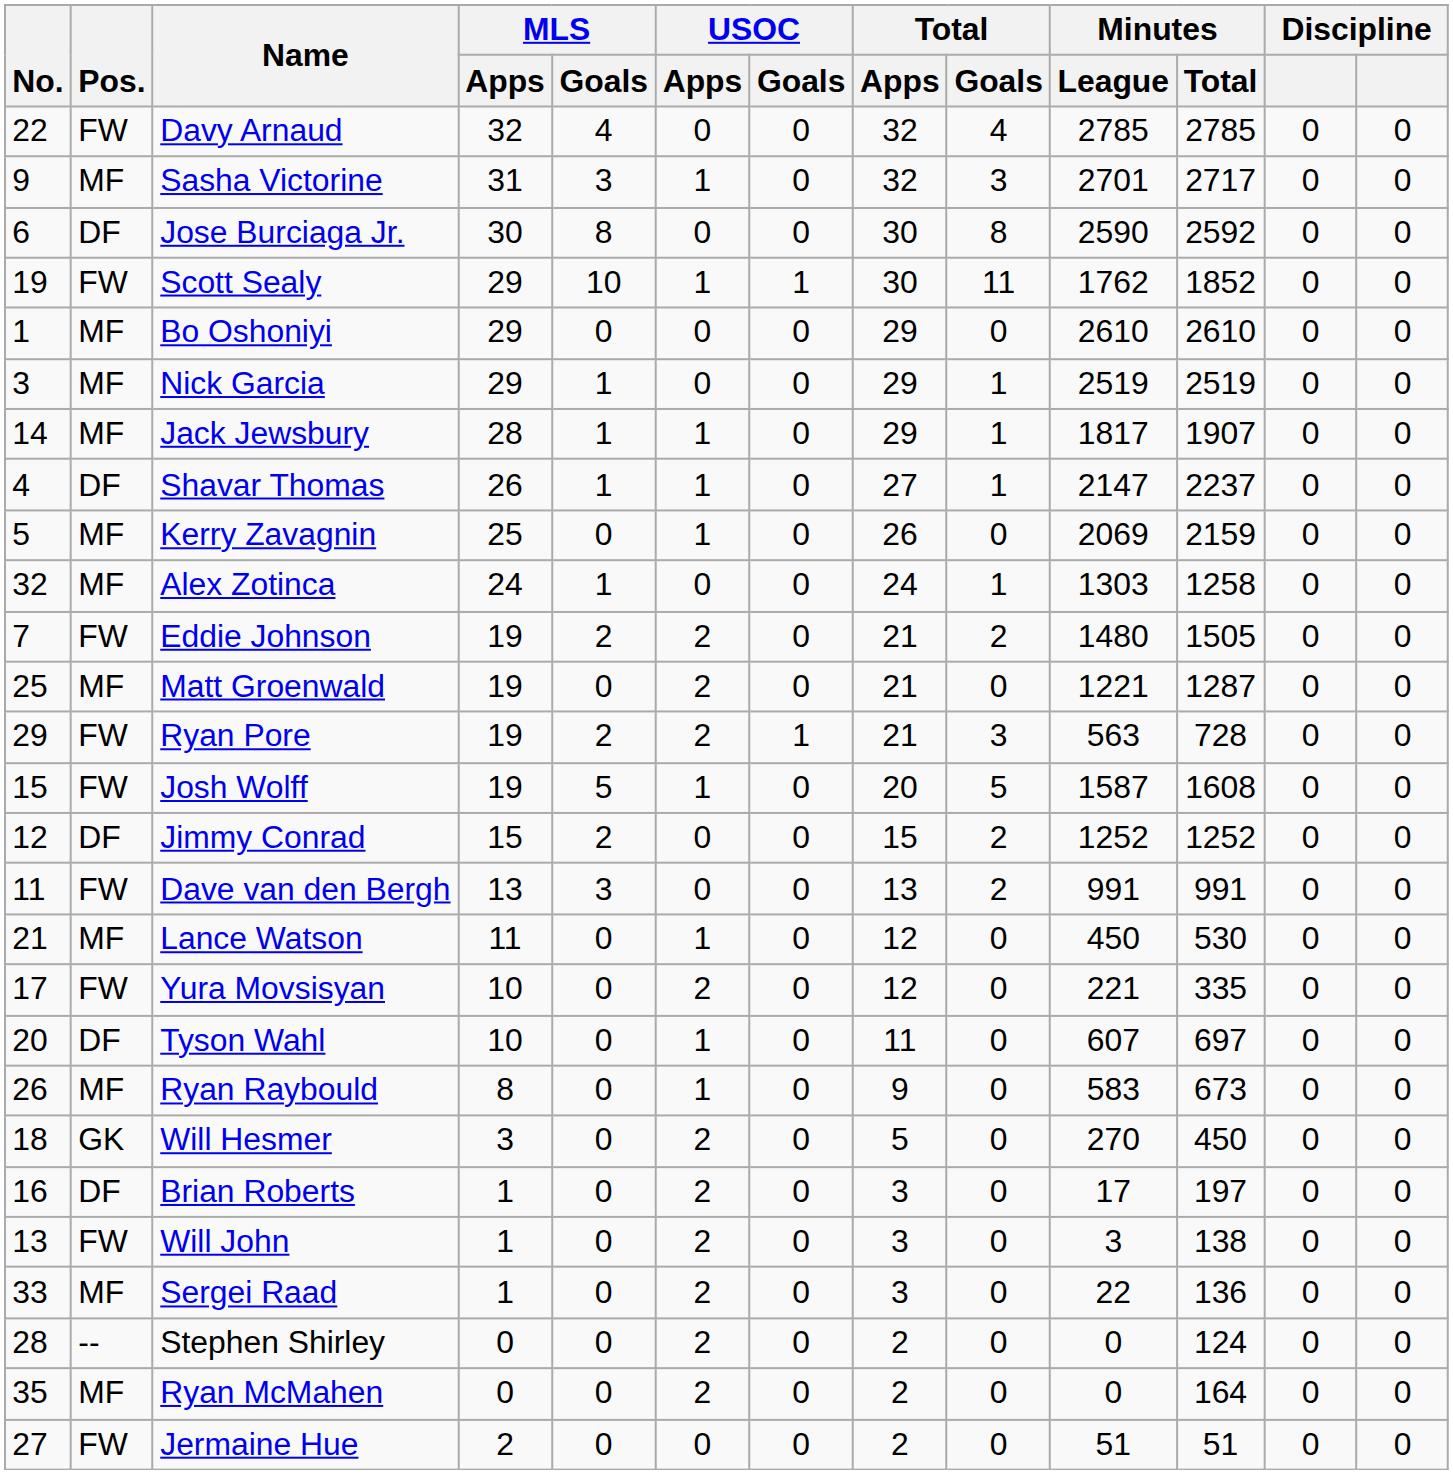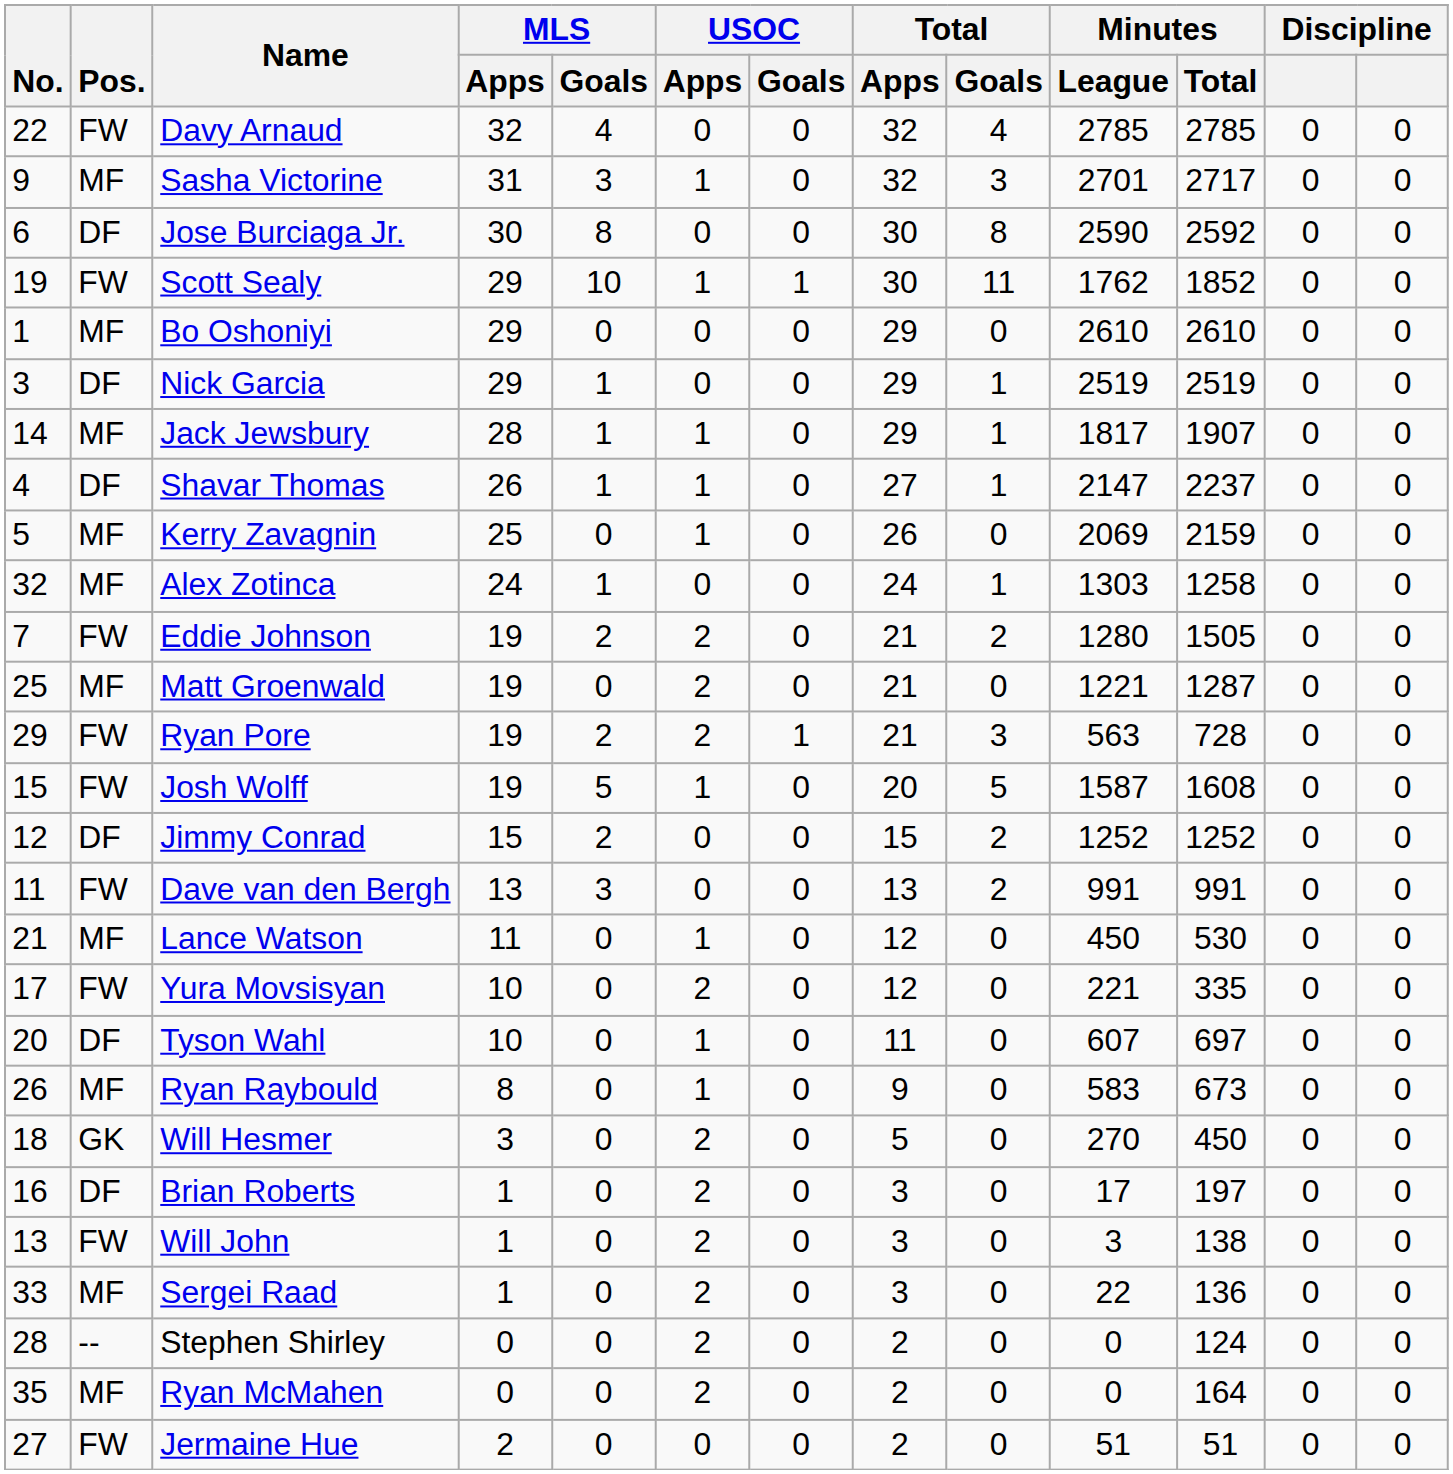(101, 383) MF -> (100, 383) DF
(1113, 635) 1480 -> (1113, 635) 1280
